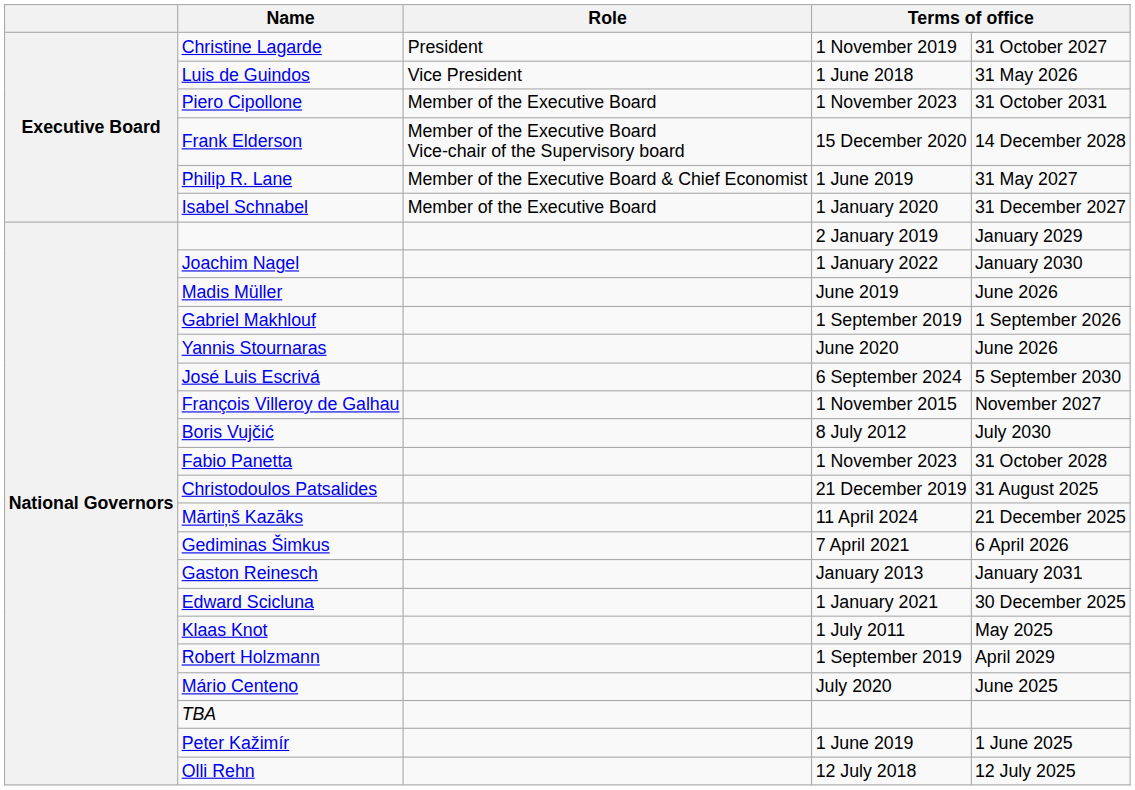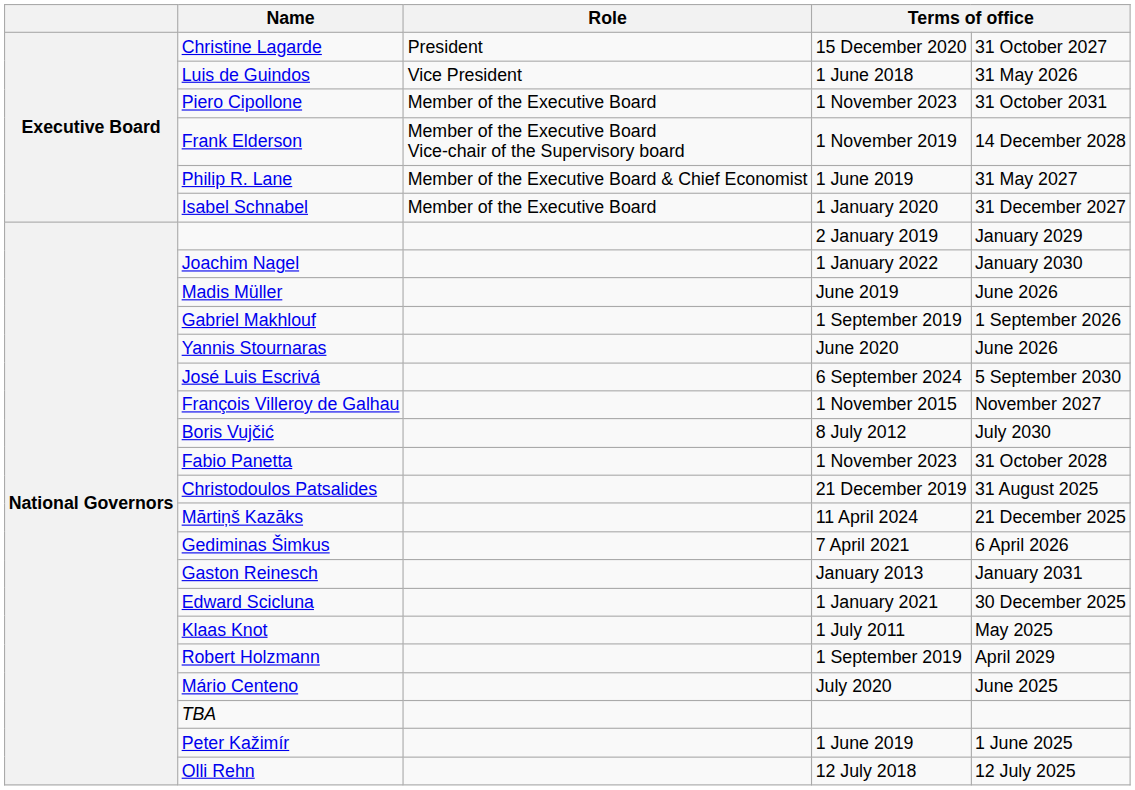(886, 46) 1 November 2019 -> (891, 46) 15 December 2020
(891, 141) 15 December 2020 -> (886, 141) 1 November 2019
